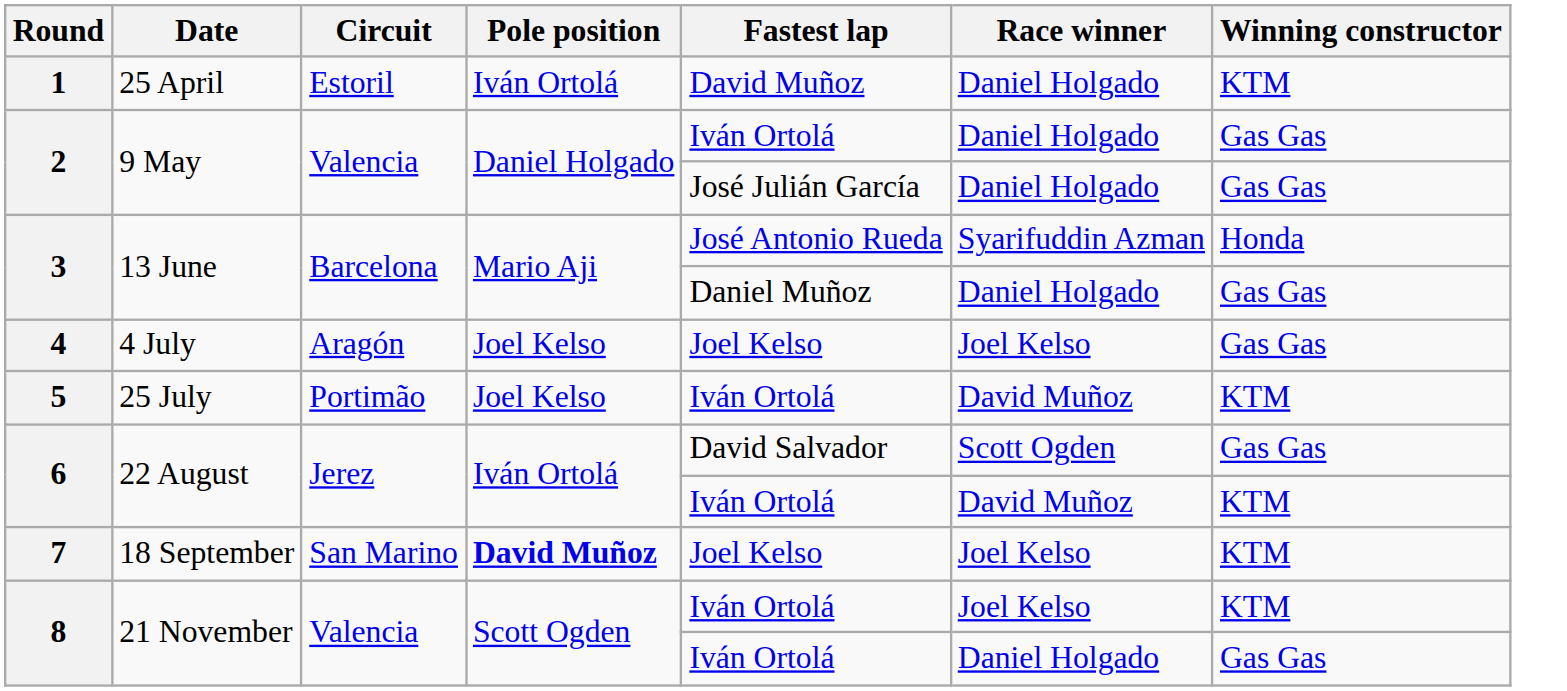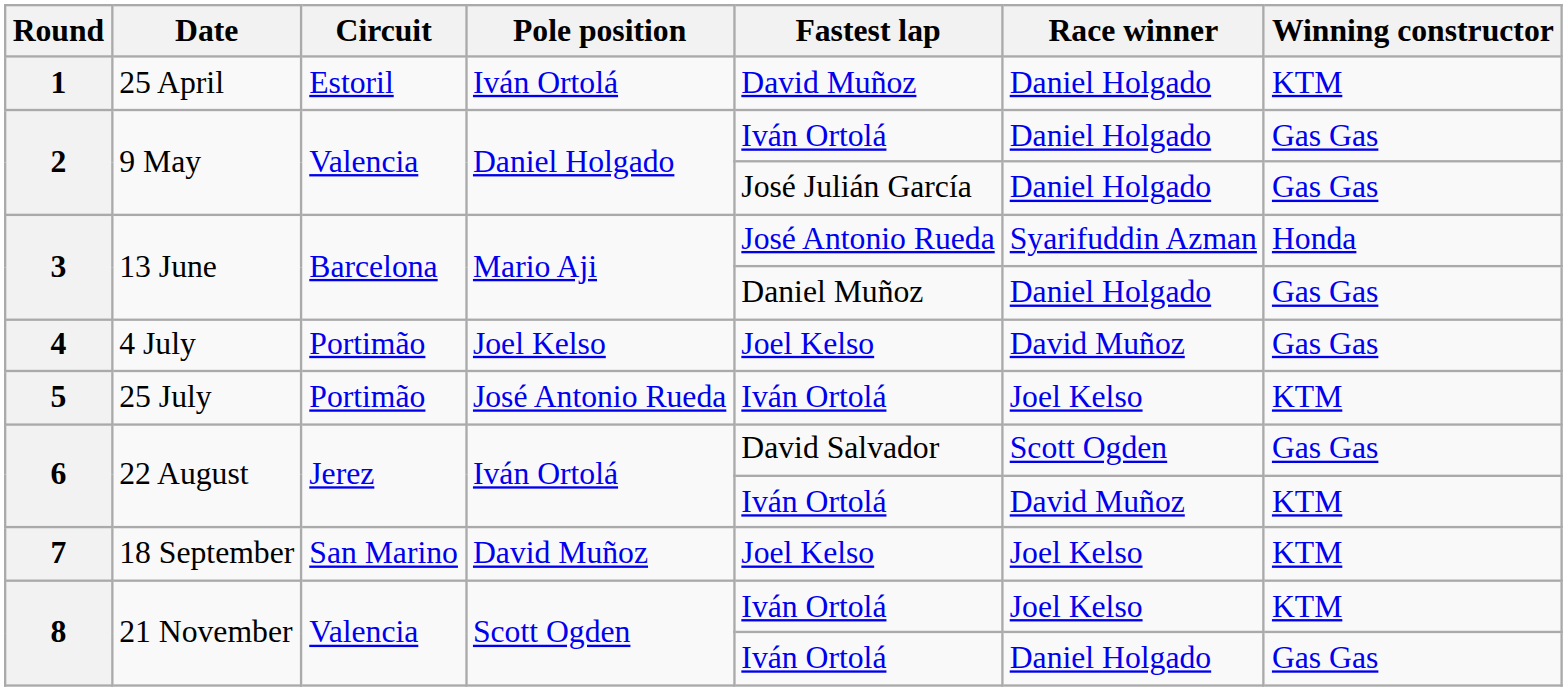(357, 343) Aragón -> (367, 343) Portimão
(1024, 343) Joel Kelso -> (1097, 343) David Muñoz
(539, 396) Joel Kelso -> (600, 396) José Antonio Rueda
(1045, 396) David Muñoz -> (1076, 396) Joel Kelso
(565, 553) bold -> (560, 553) normal
